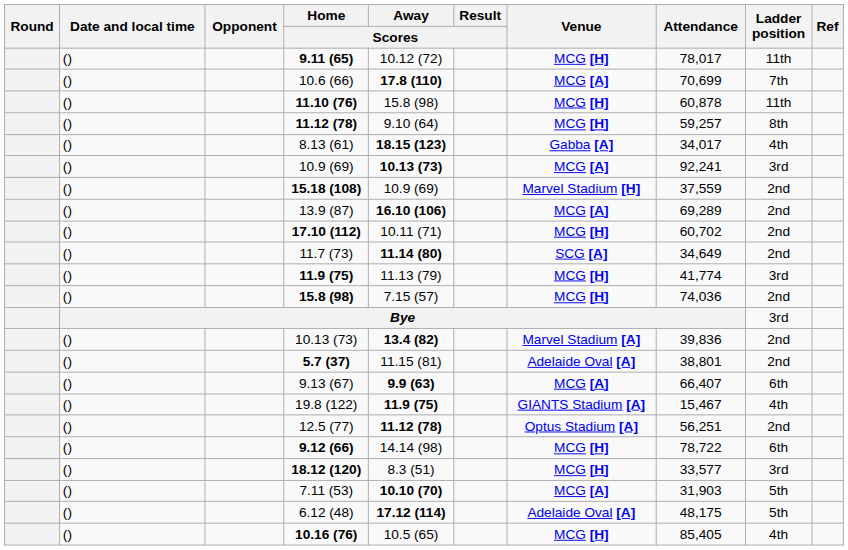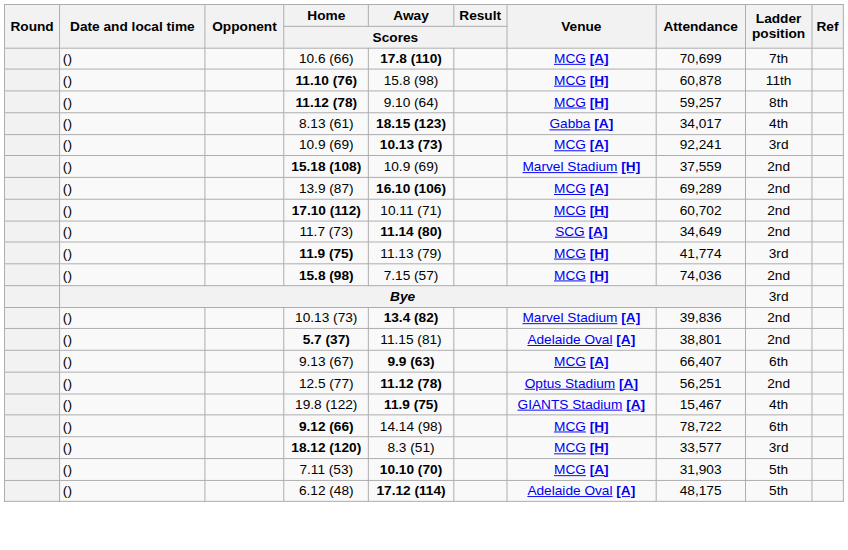- row: (326, 59)
rows swapped: (326, 426) <-> (326, 405)
- row: (326, 534)
